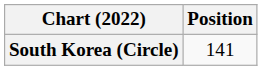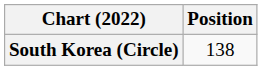(220, 49) 141 -> (220, 49) 138
